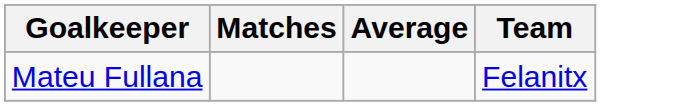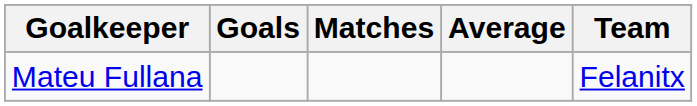+ column: (258, 28)
